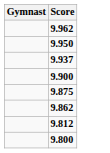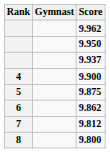+ column: (18, 12)
